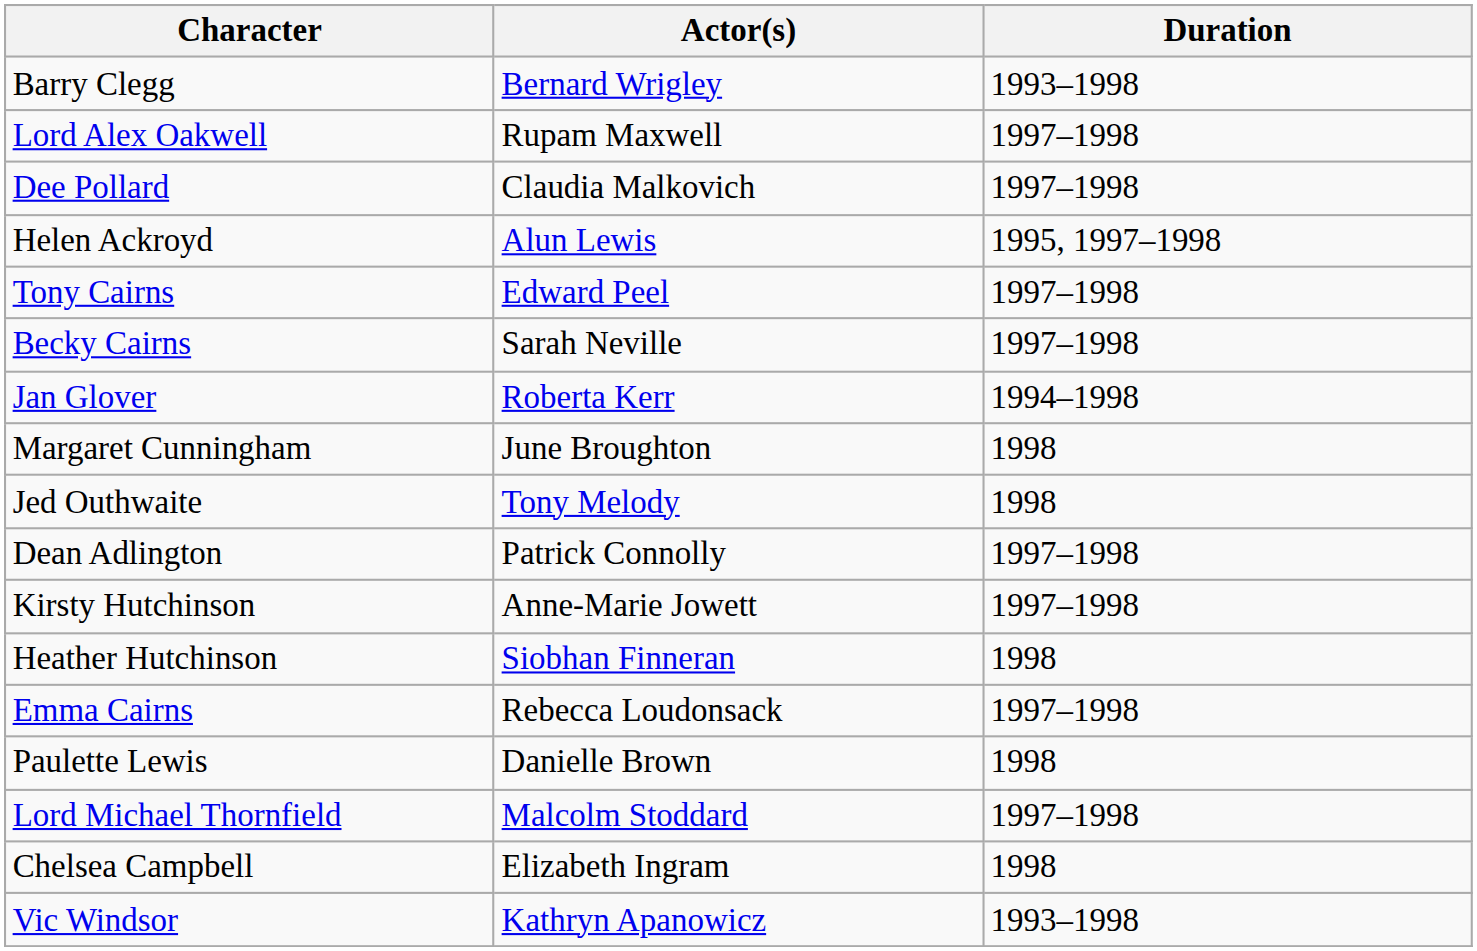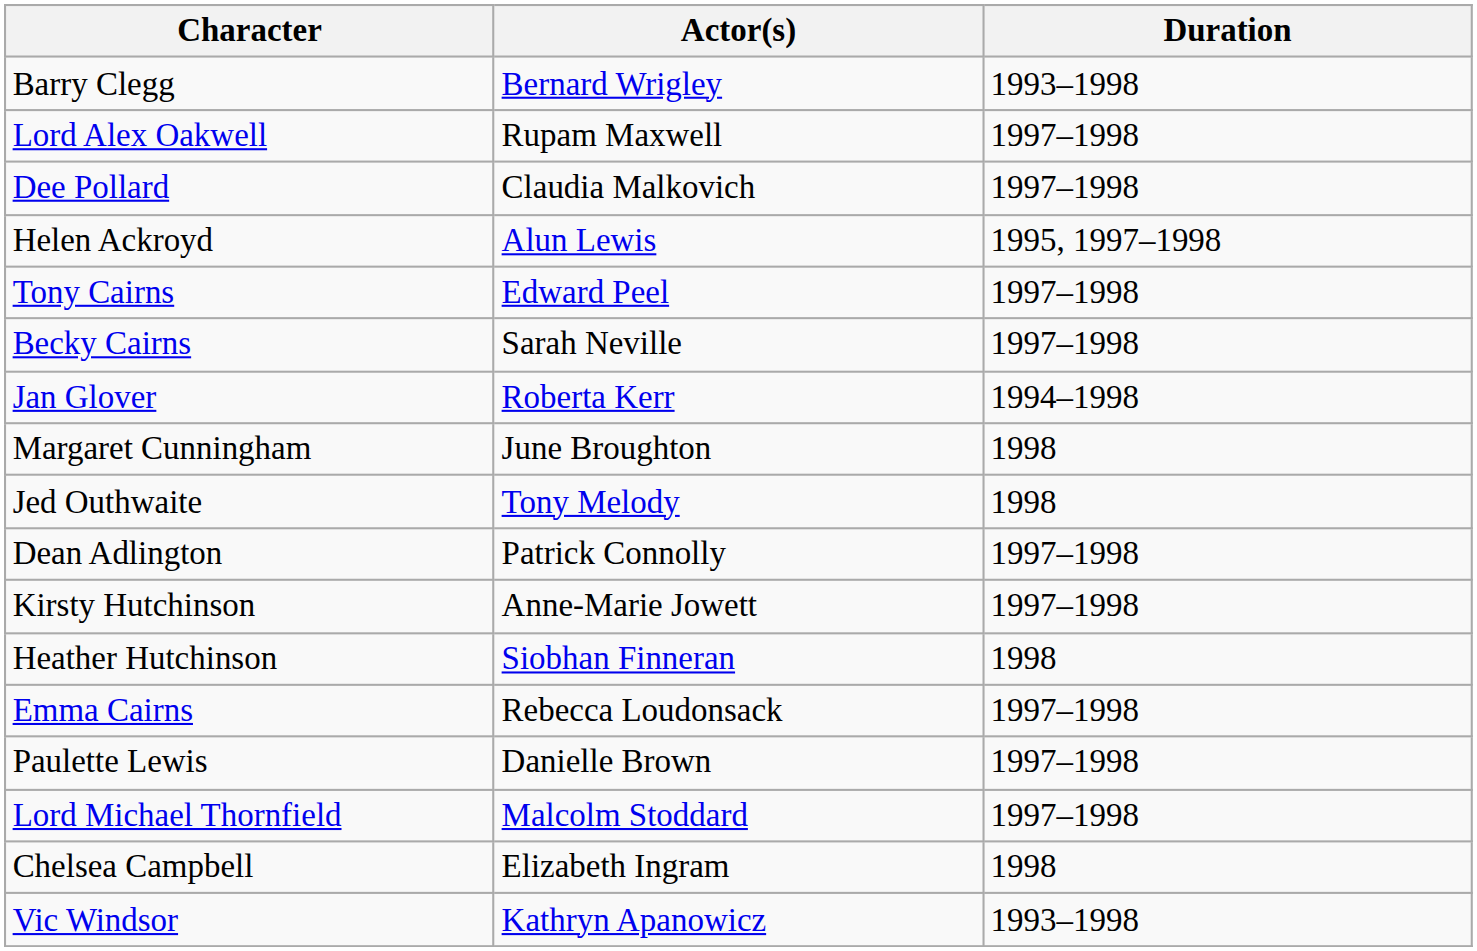(1024, 762) 1998 -> (1065, 762) 1997–1998
